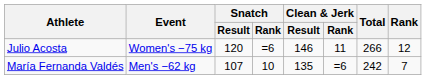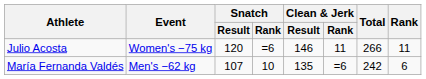(404, 48) 12 -> (404, 48) 11
(404, 66) 7 -> (404, 66) 6
